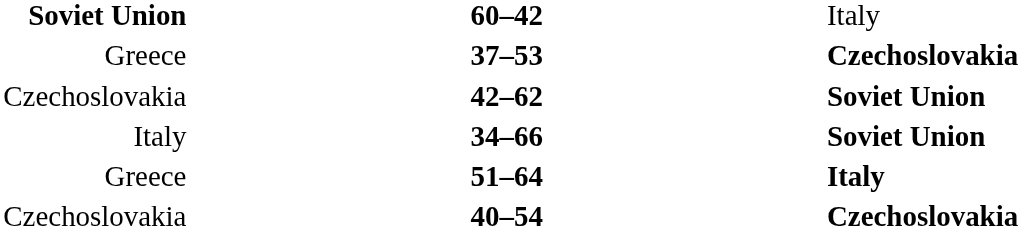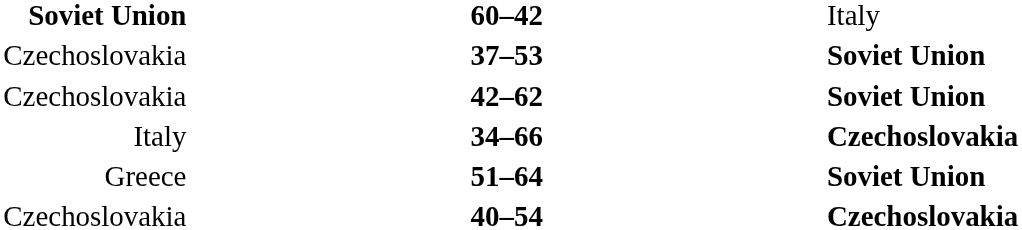(146, 55) Greece -> (95, 55) Czechoslovakia
(923, 55) Czechoslovakia -> (906, 55) Soviet Union
(906, 136) Soviet Union -> (923, 136) Czechoslovakia
(856, 176) Italy -> (906, 176) Soviet Union
